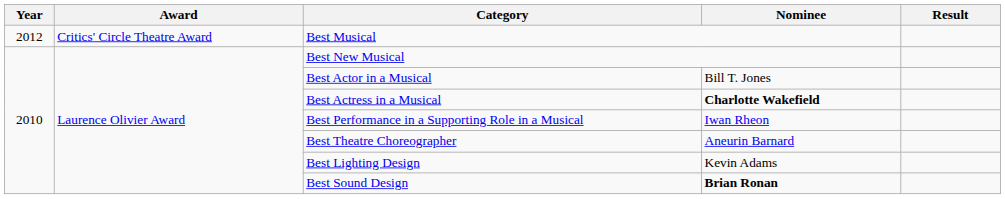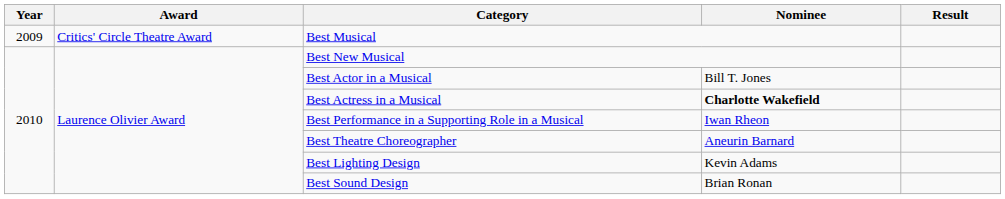(29, 36) 2012 -> (29, 36) 2009
(741, 183) bold -> (738, 183) normal
